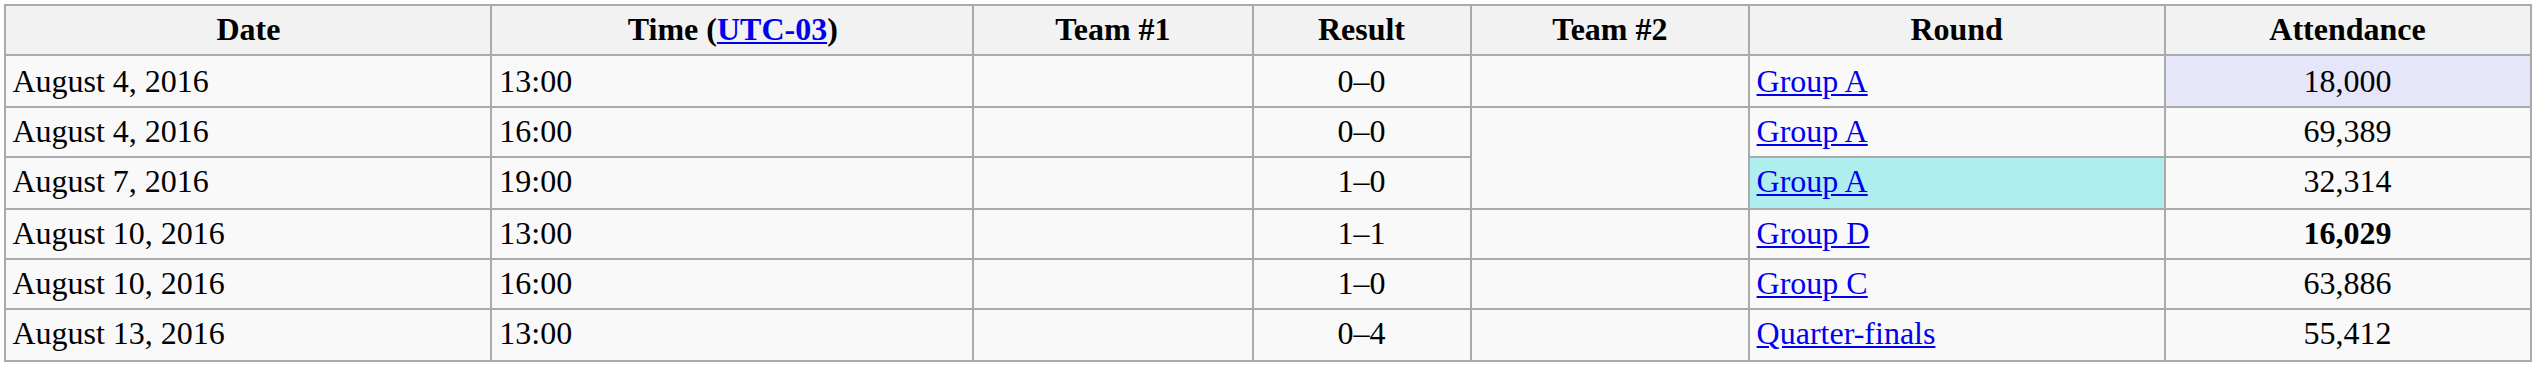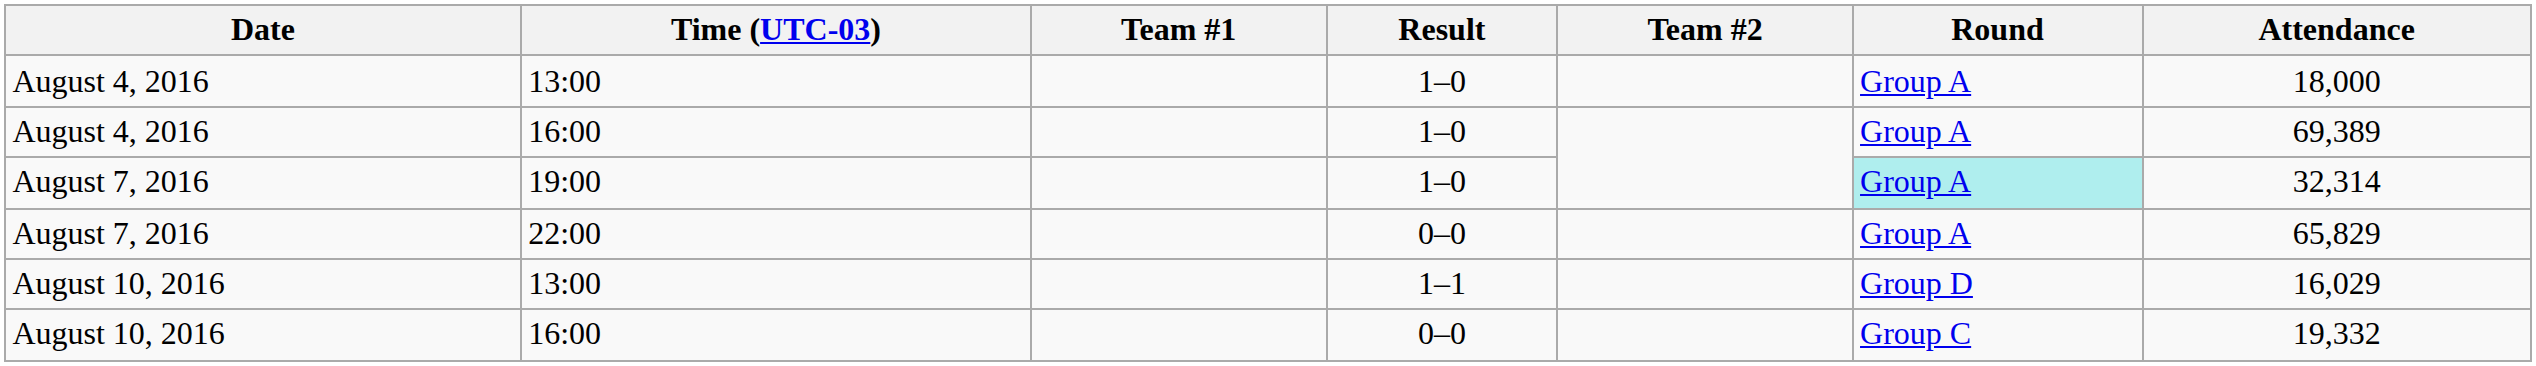(1361, 80) 0–0 -> (1442, 80) 1–0
(2348, 80) lavender background -> (2337, 80) no background
(1361, 131) 0–0 -> (1442, 131) 1–0
+ row: (111, 232)
(2348, 232) bold -> (2337, 283) normal
(1361, 283) 1–0 -> (1442, 334) 0–0
(2348, 283) 63,886 -> (2337, 334) 19,332
- row: (119, 334)
